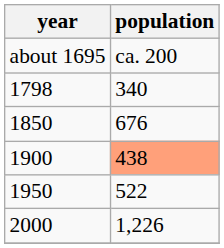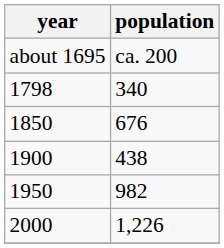(131, 157) lightsalmon background -> (131, 157) no background
(131, 191) 522 -> (131, 191) 982
